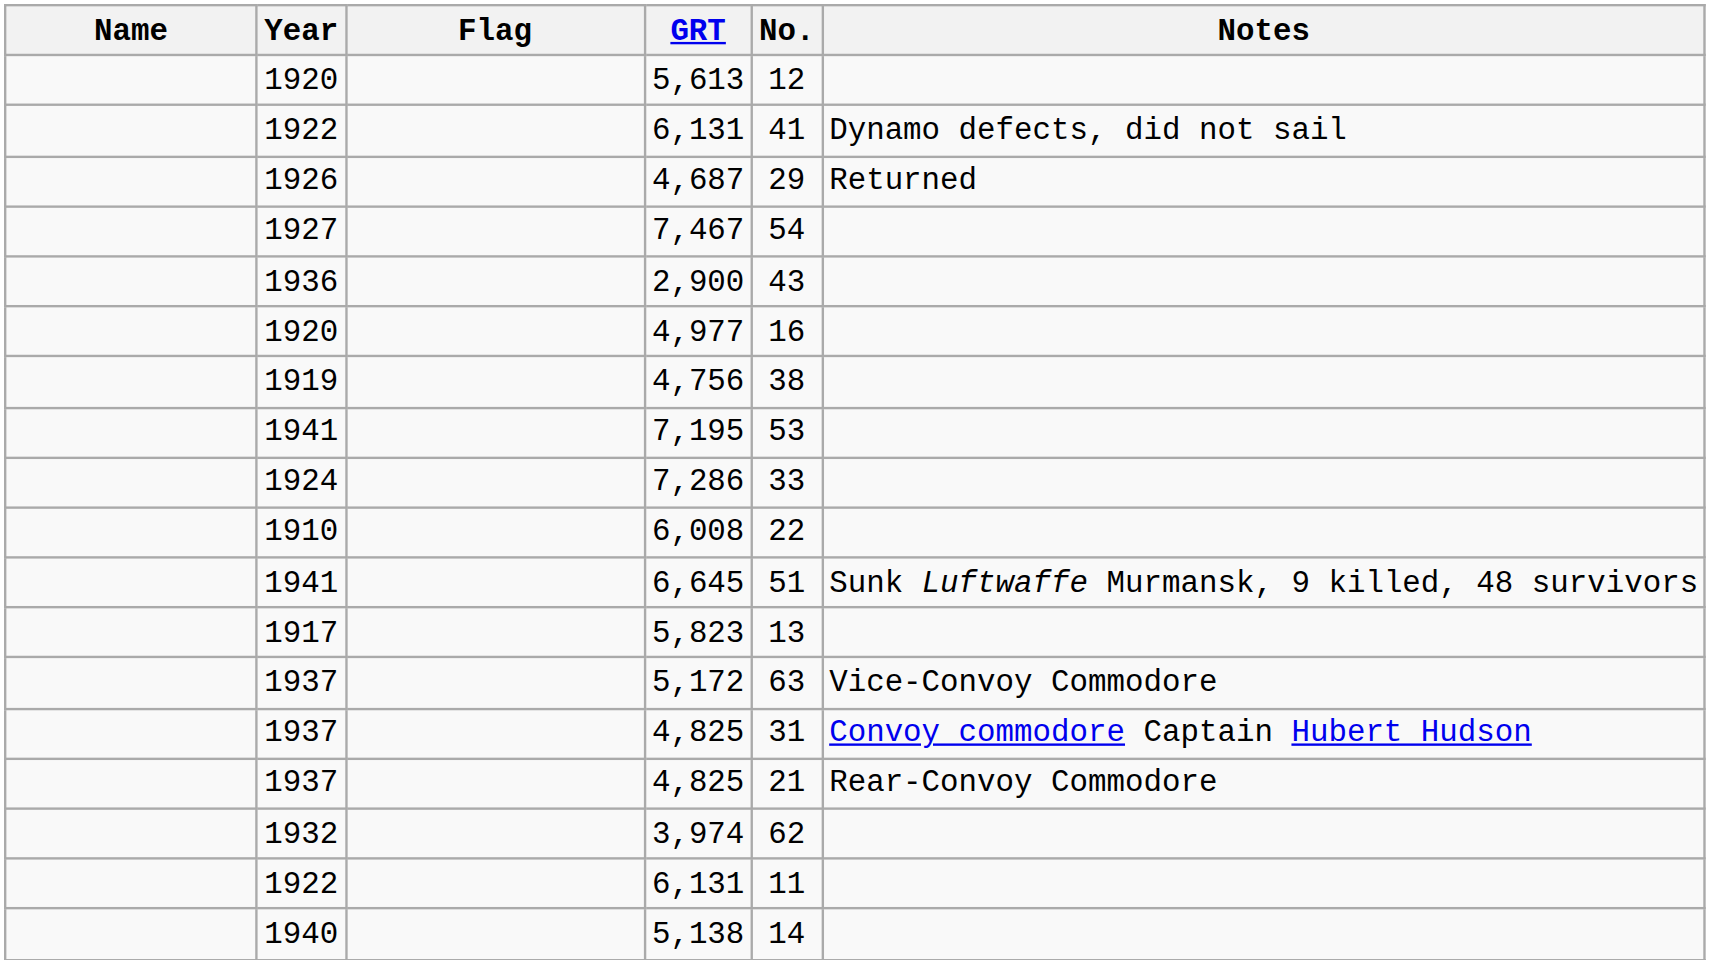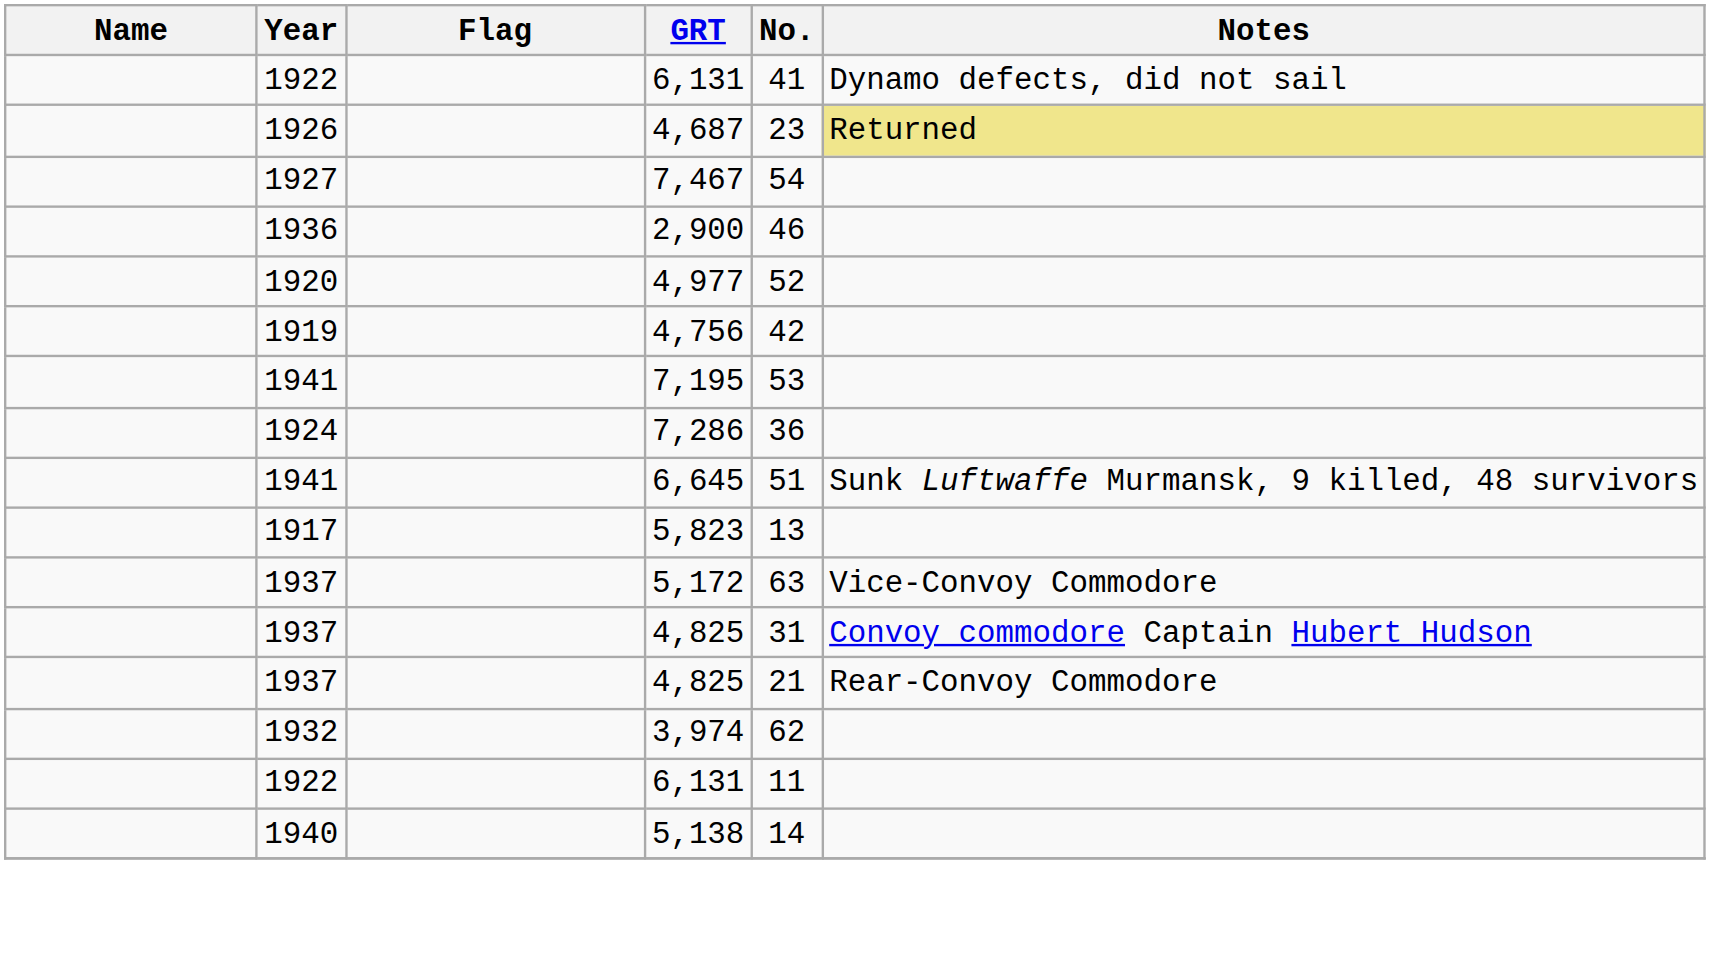- row: (301, 81)
(787, 181) 29 -> (787, 131) 23
(903, 181) no background -> (903, 131) khaki background
(787, 281) 43 -> (787, 231) 46
(787, 332) 16 -> (787, 281) 52
(787, 382) 38 -> (787, 332) 42
(787, 482) 33 -> (787, 432) 36
- row: (301, 532)
